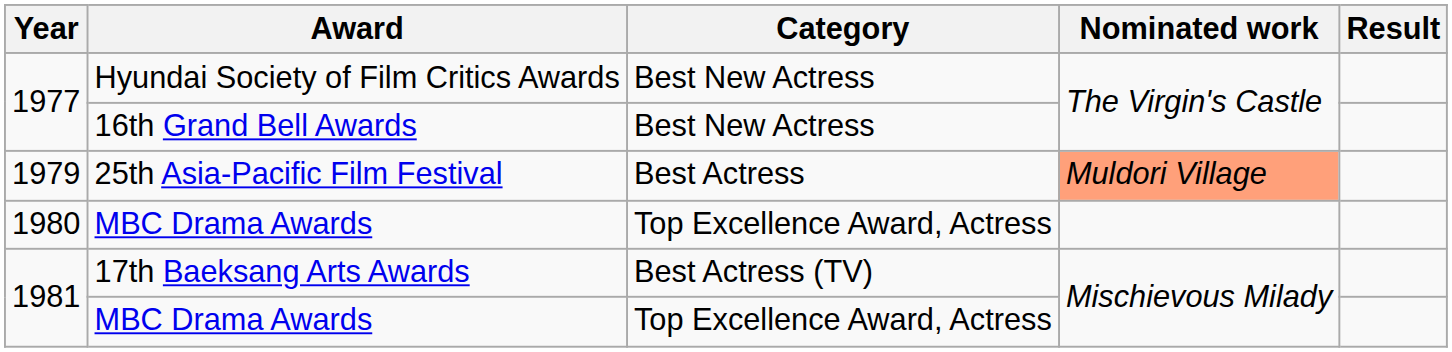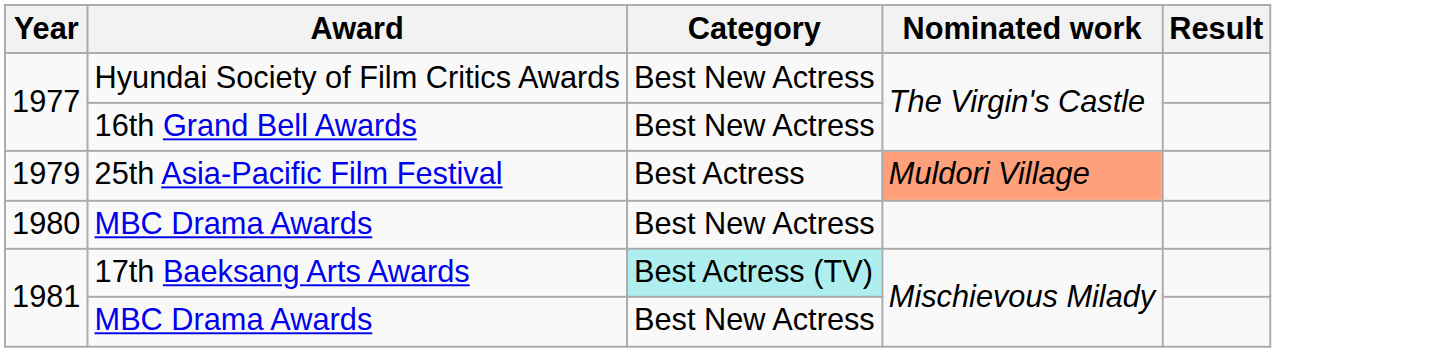(843, 223) Top Excellence Award, Actress -> (754, 223) Best New Actress
(753, 272) no background -> (753, 272) paleturquoise background
(843, 321) Top Excellence Award, Actress -> (754, 321) Best New Actress
